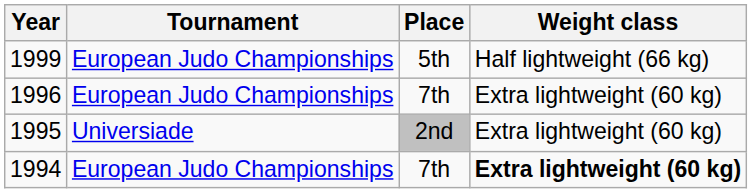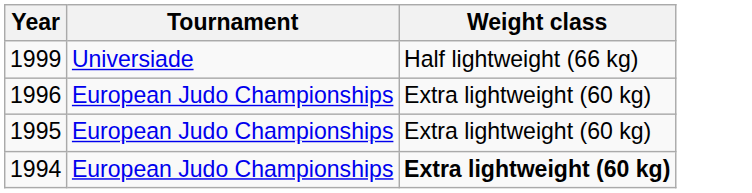- column: (434, 22)
(233, 59) European Judo Championships -> (133, 59) Universiade
(133, 132) Universiade -> (233, 132) European Judo Championships
